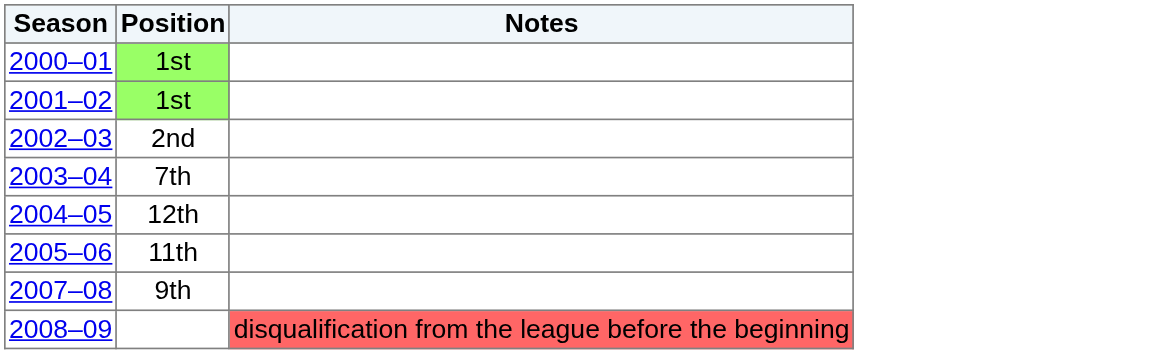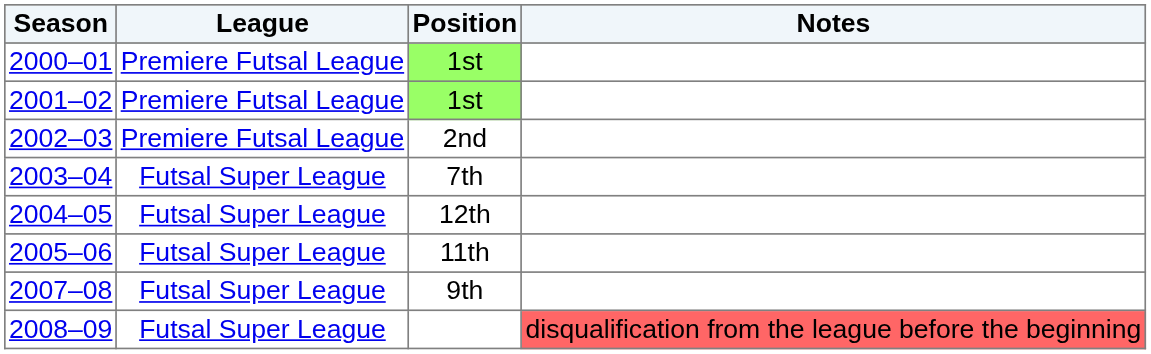+ column: (262, 23)
